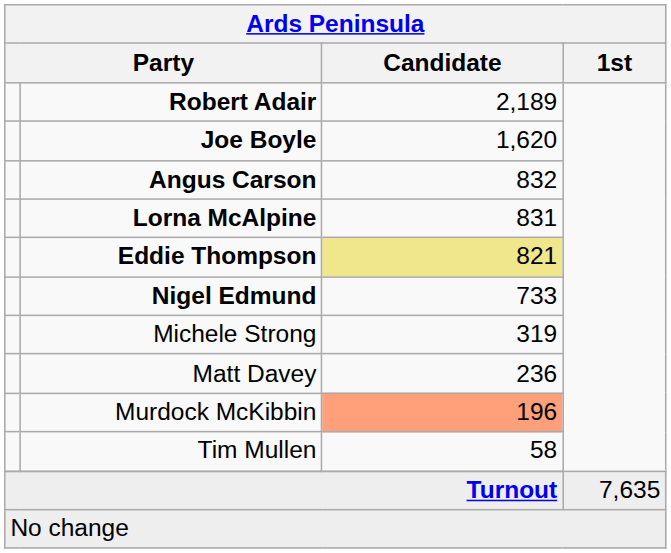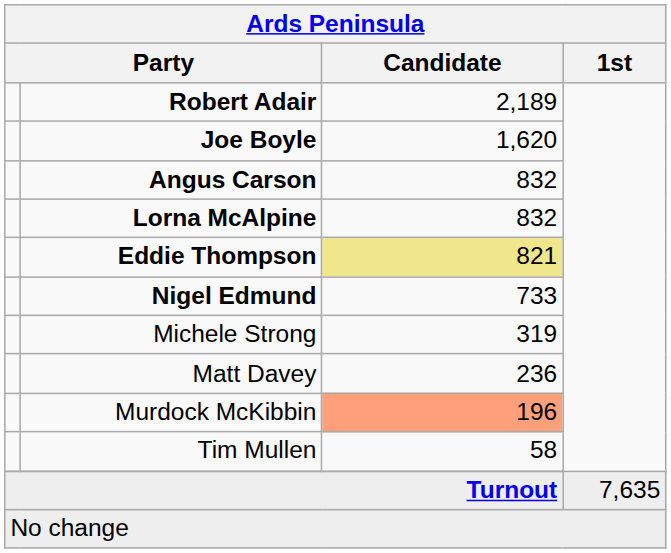(537, 218) 831 -> (537, 218) 832
